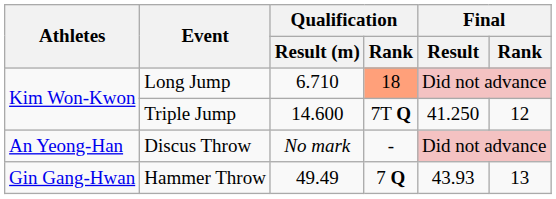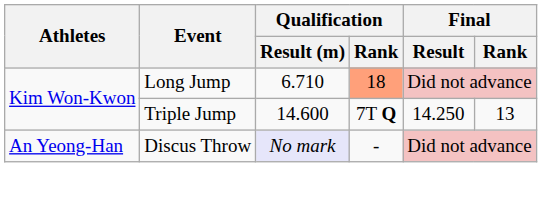(453, 114) 41.250 -> (438, 114) 14.250
(520, 114) 12 -> (505, 114) 13
(317, 145) no background -> (303, 145) lavender background
- row: (205, 177)
